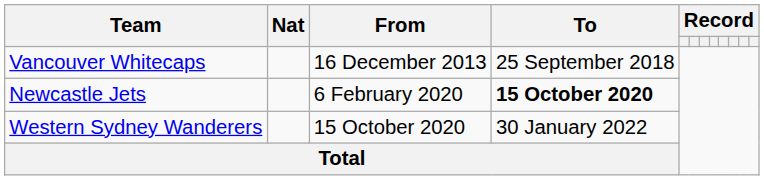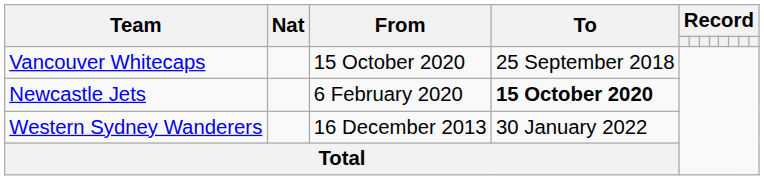(400, 62) 16 December 2013 -> (389, 62) 15 October 2020
(389, 126) 15 October 2020 -> (400, 126) 16 December 2013
